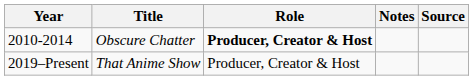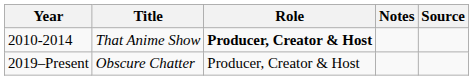(145, 39) Obscure Chatter -> (148, 39) That Anime Show
(148, 63) That Anime Show -> (145, 63) Obscure Chatter
